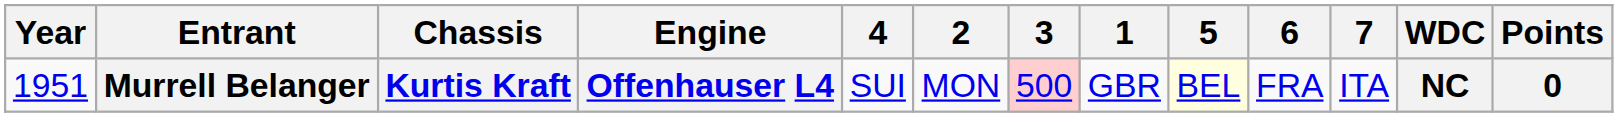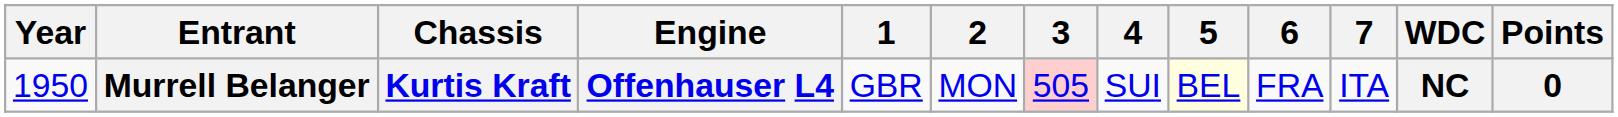columns swapped: (1124, 32) <-> (878, 32)
(50, 85) 1951 -> (50, 85) 1950
(1044, 85) 500 -> (1061, 85) 505
